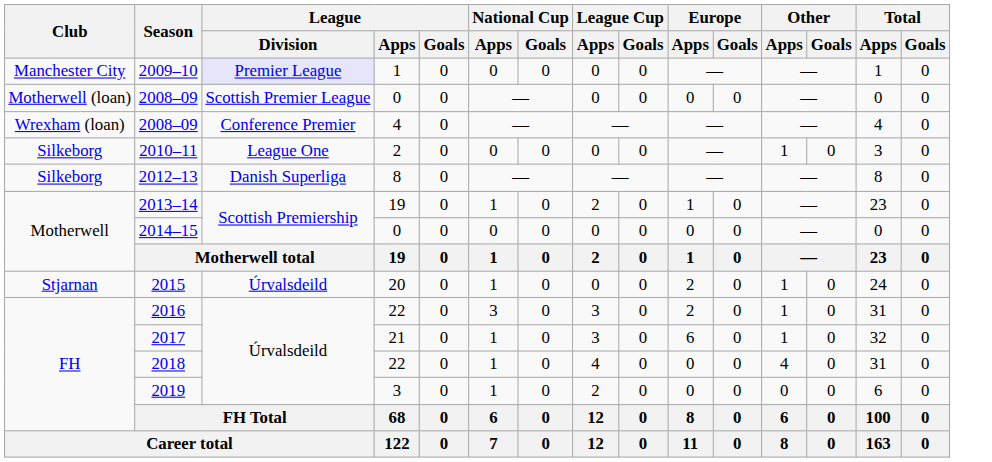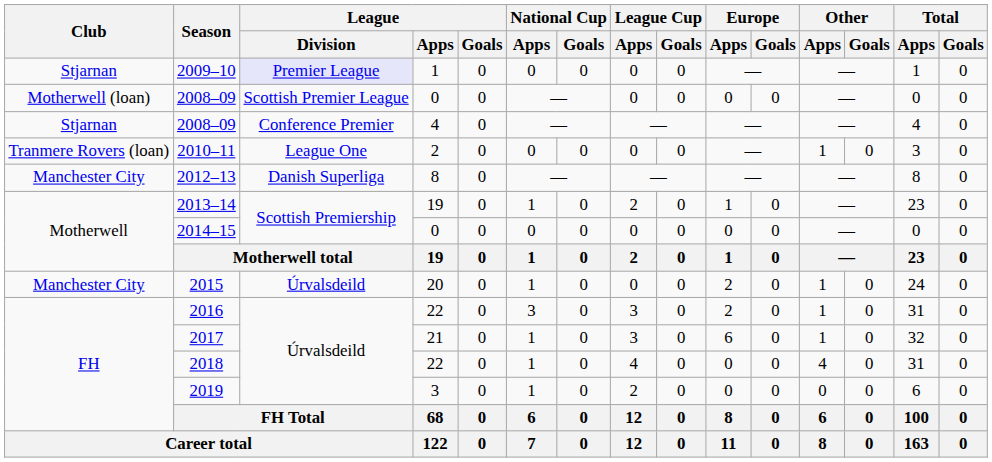(70, 71) Manchester City -> (89, 71) Stjarnan
(70, 124) Wrexham (loan) -> (89, 124) Stjarnan
(70, 151) Silkeborg -> (89, 151) Tranmere Rovers (loan)
(70, 177) Silkeborg -> (89, 177) Manchester City
(70, 284) Stjarnan -> (89, 284) Manchester City
